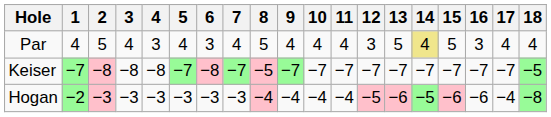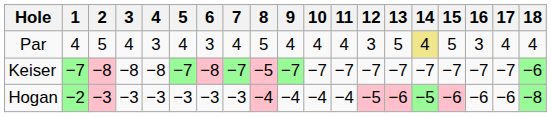(533, 71) −5 -> (533, 71) −6
(506, 97) −4 -> (506, 97) −6
